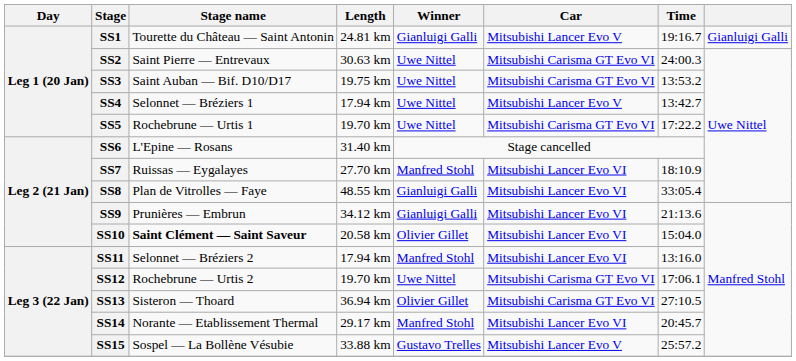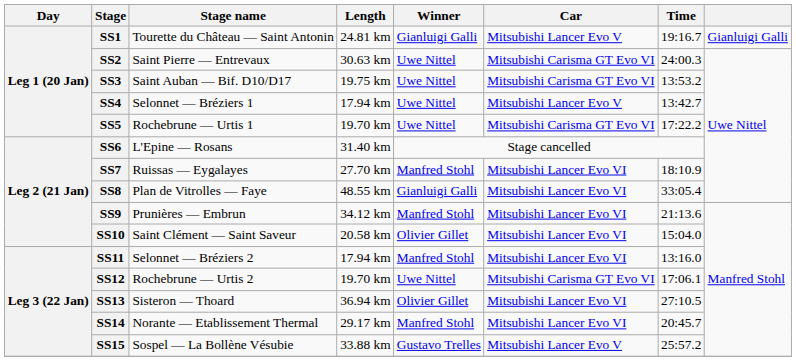(437, 212) Gianluigi Galli -> (435, 212) Manfred Stohl
(219, 234) bold -> (214, 234) normal
(571, 300) Mitsubishi Carisma GT Evo VI -> (557, 300) Mitsubishi Lancer Evo VI
